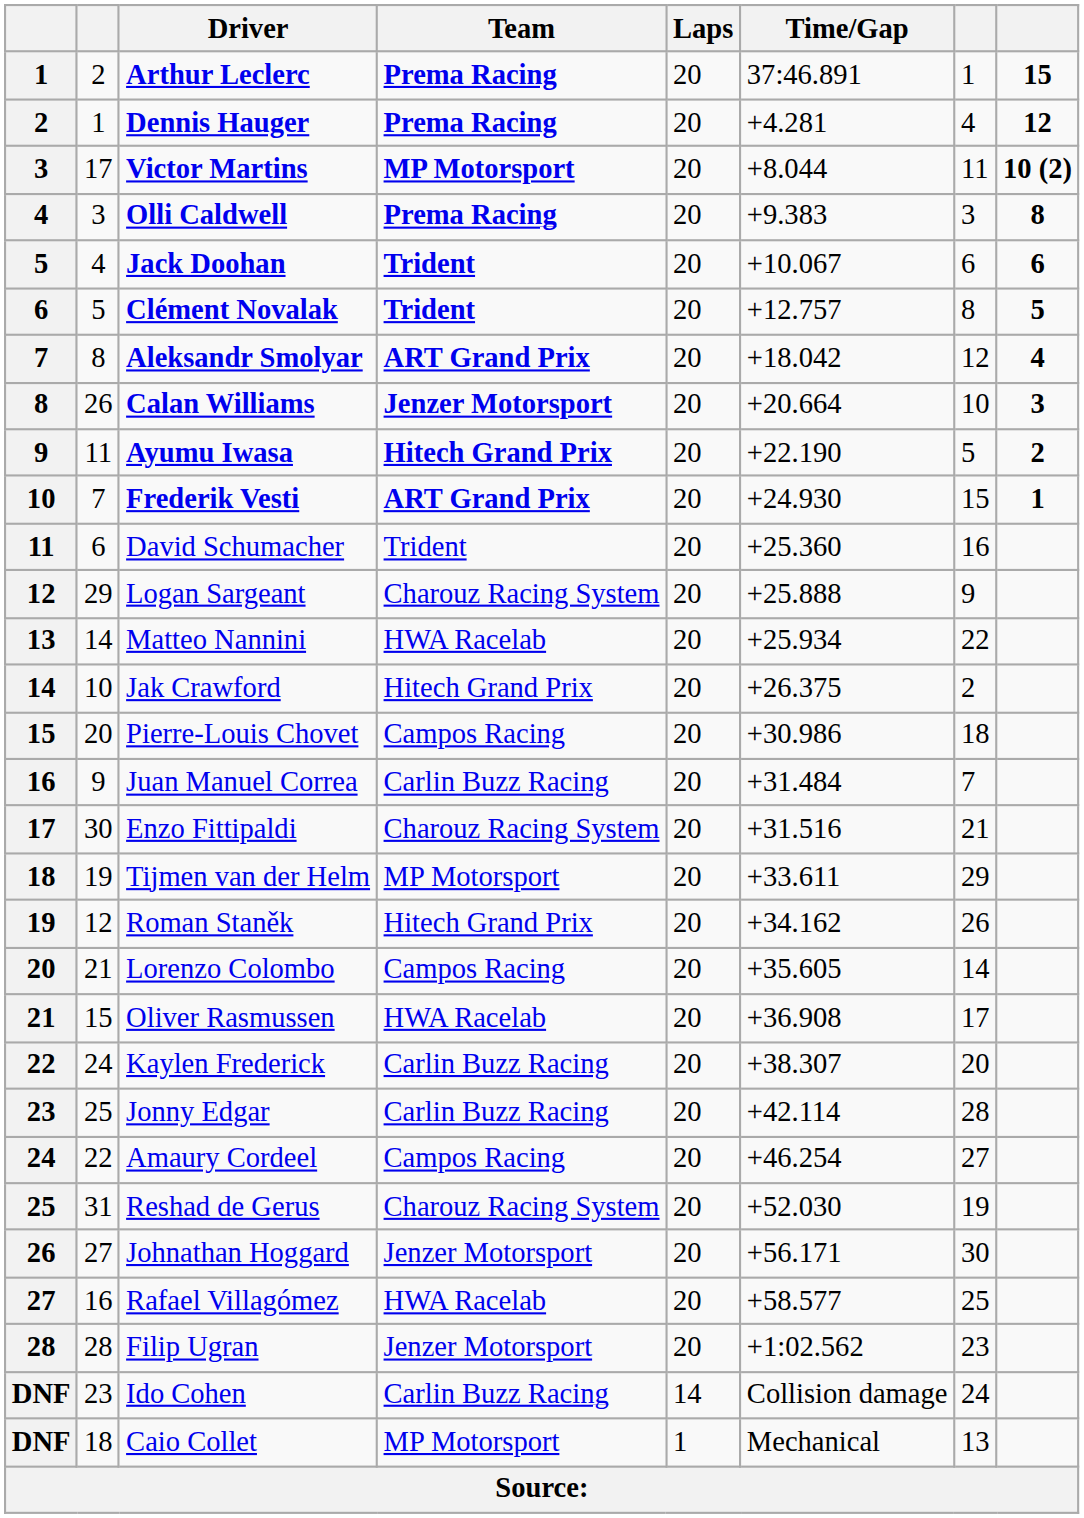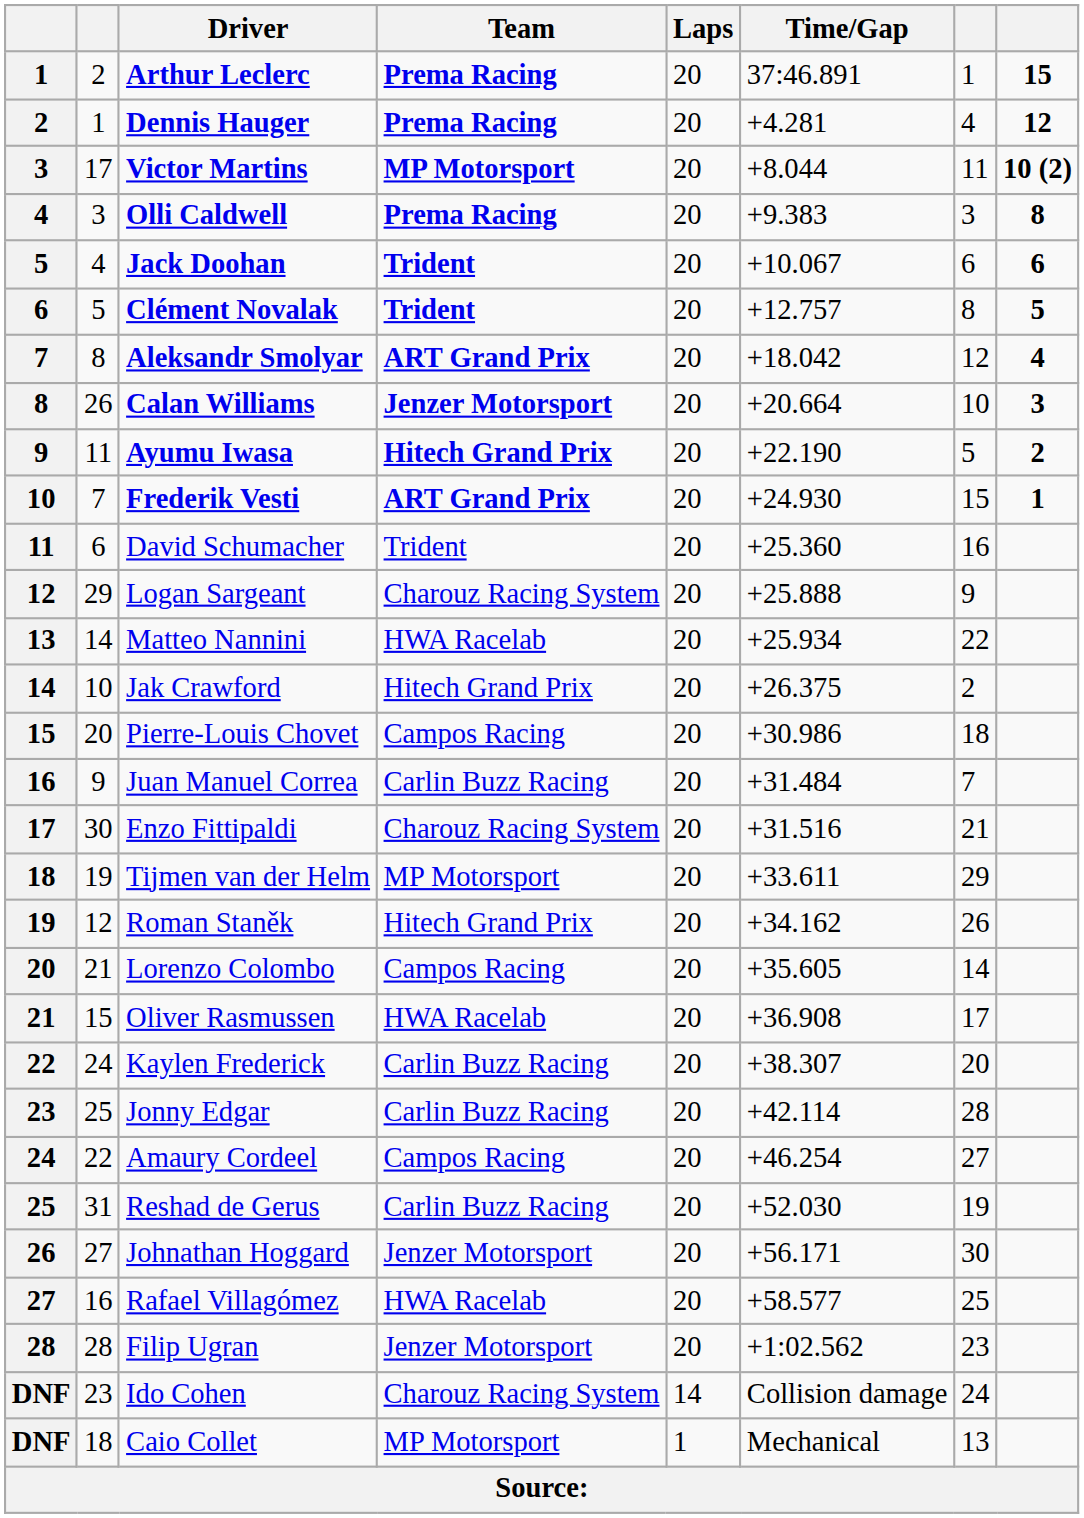(522, 1205) Charouz Racing System -> (496, 1205) Carlin Buzz Racing
(496, 1394) Carlin Buzz Racing -> (522, 1394) Charouz Racing System
